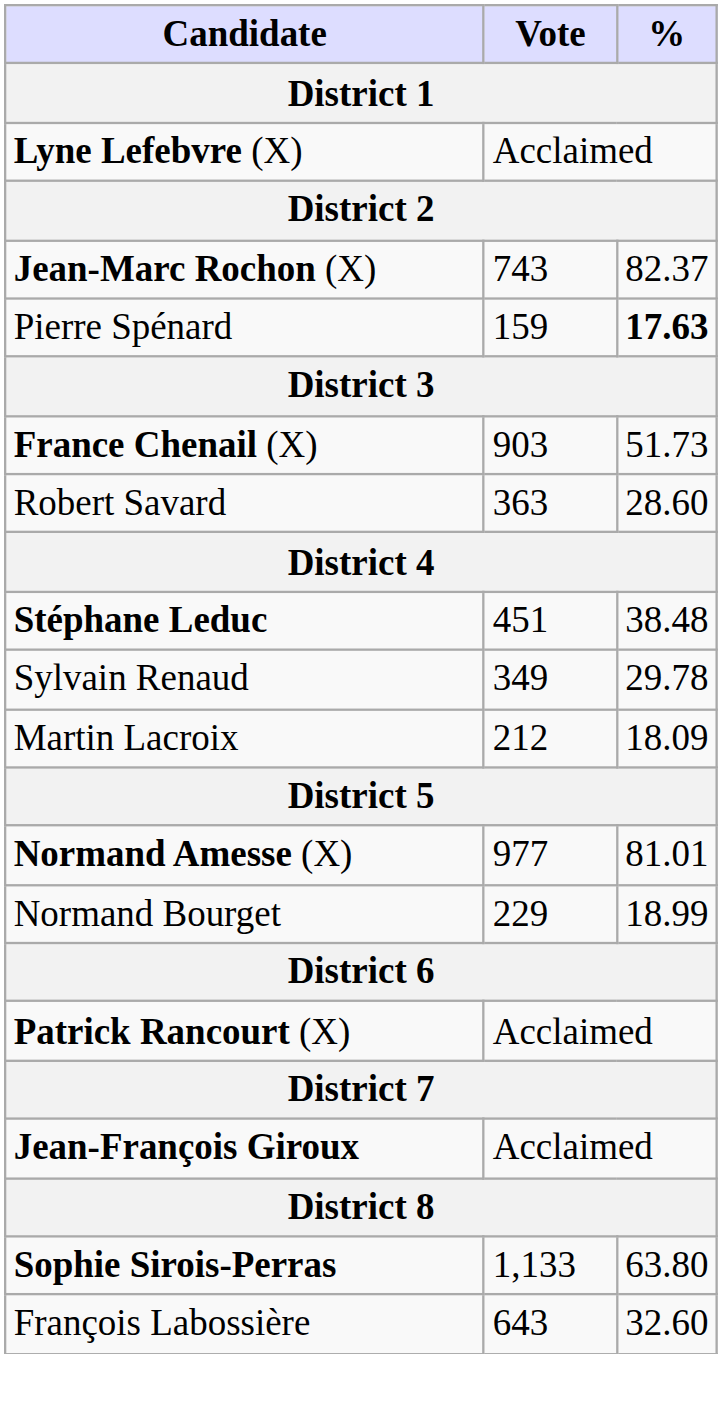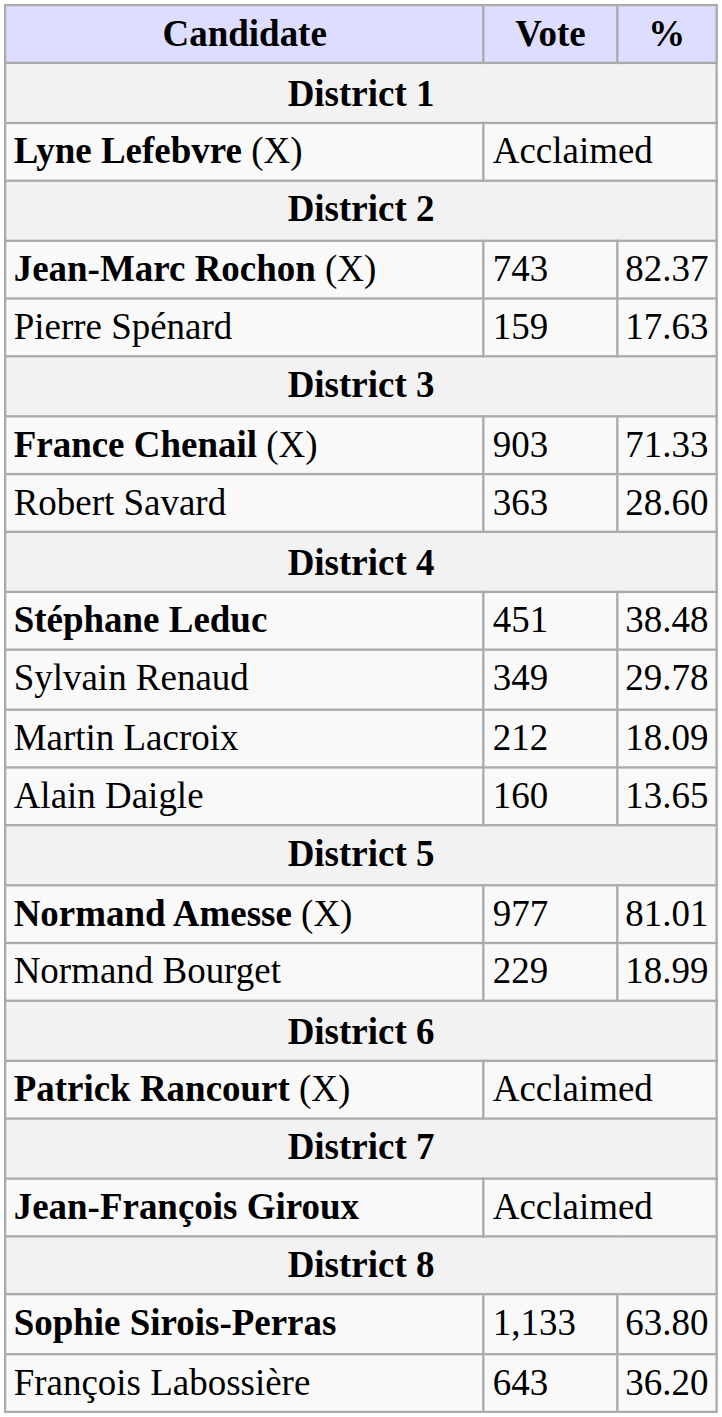(667, 326) bold -> (667, 326) normal
(667, 444) 51.73 -> (667, 444) 71.33
+ row: (109, 795)
(667, 1323) 32.60 -> (667, 1381) 36.20
